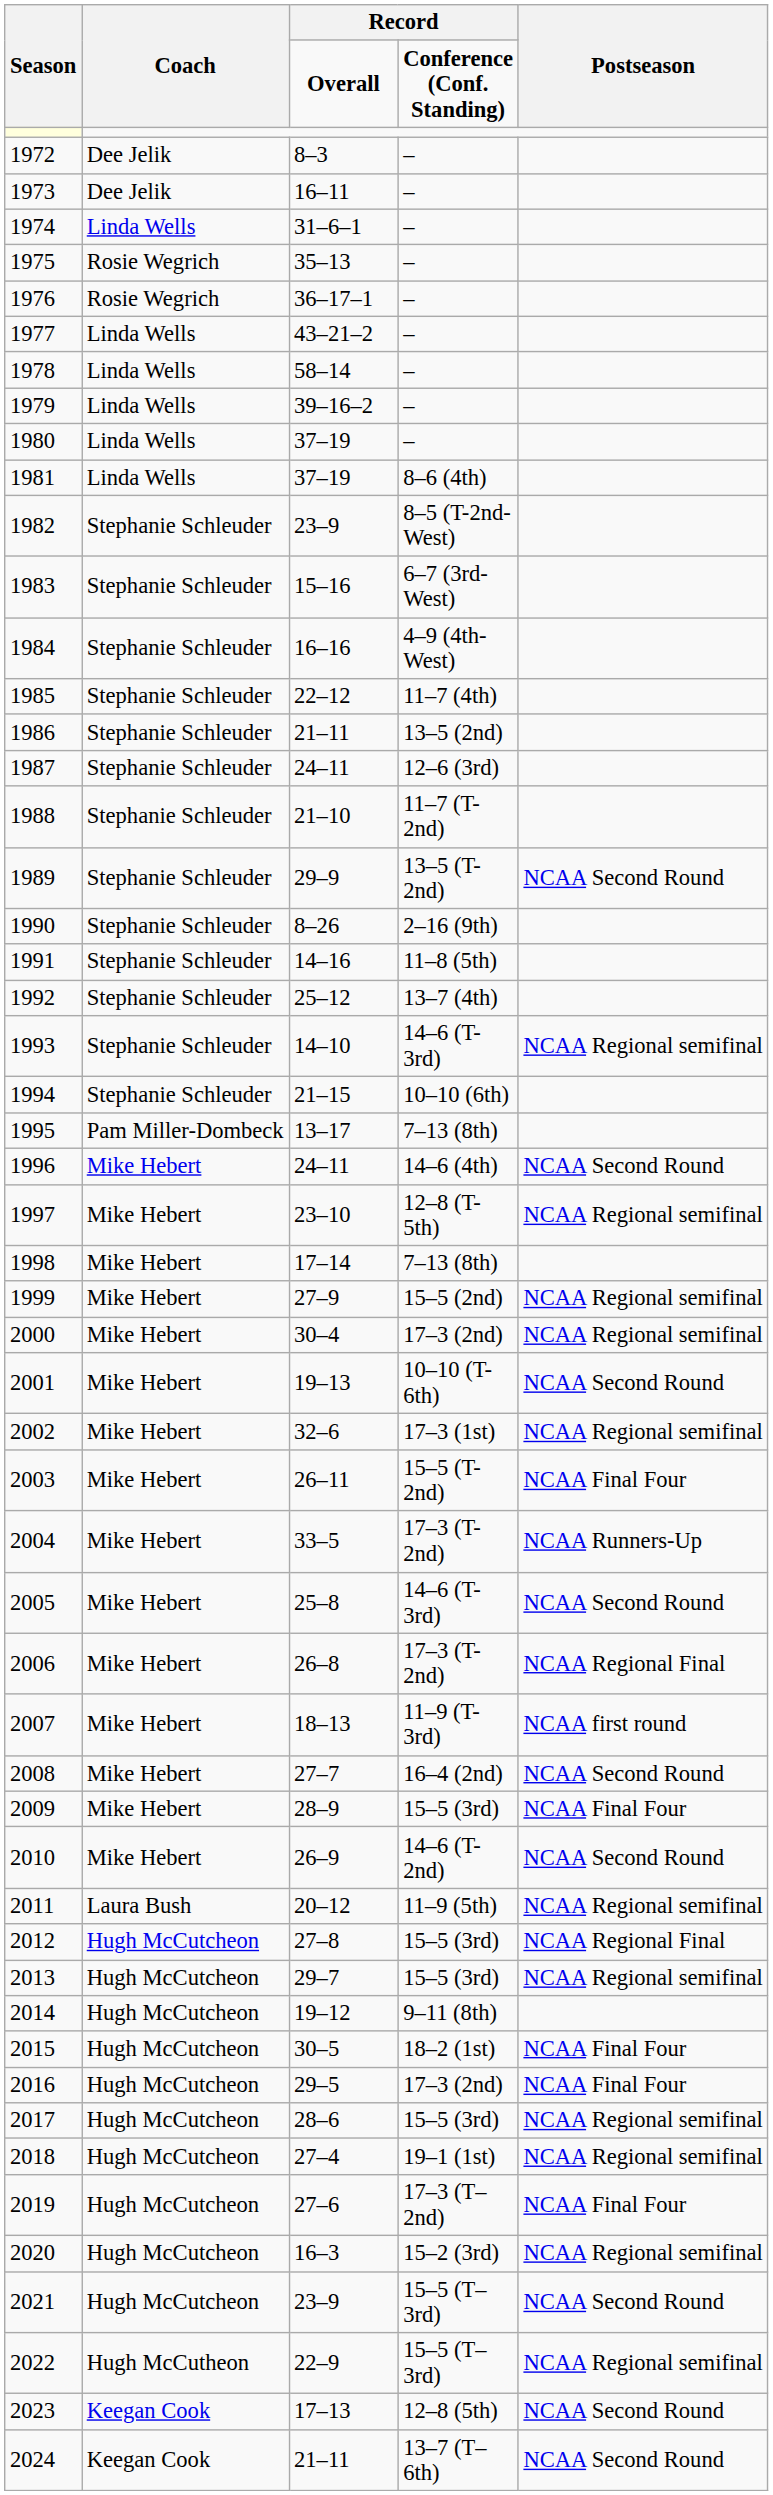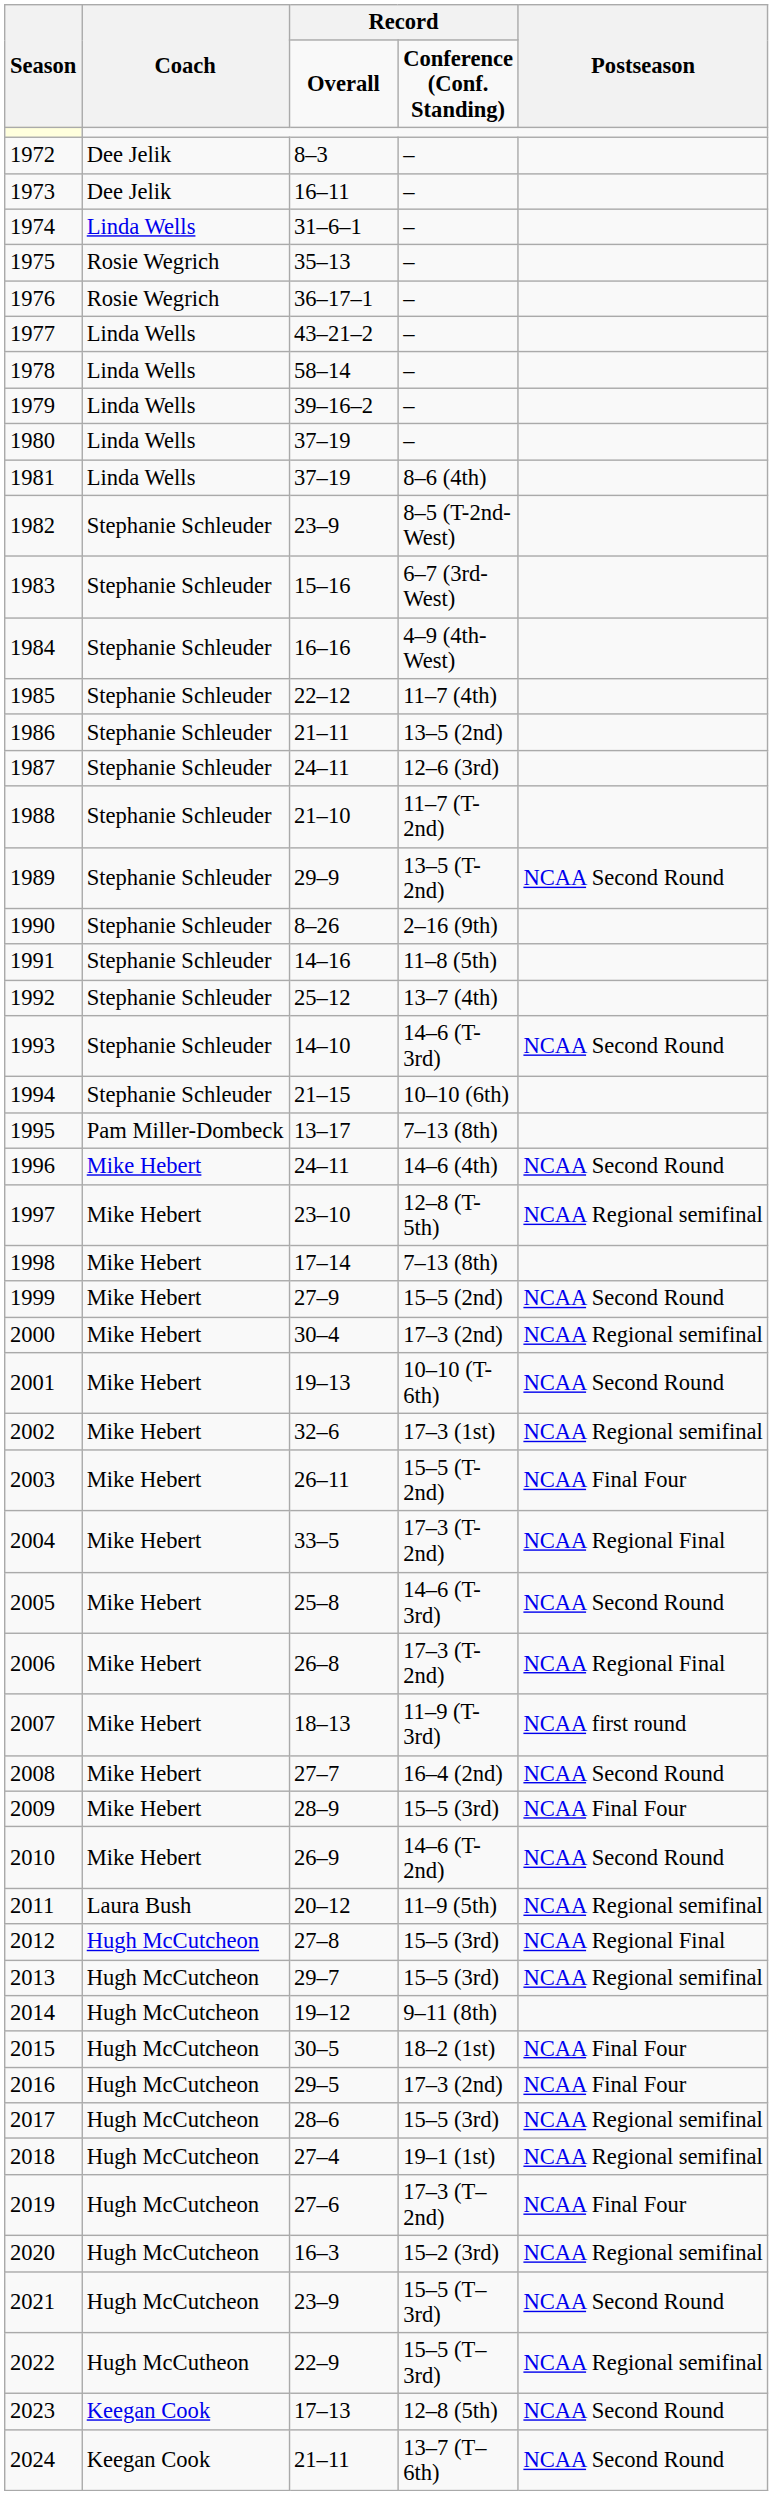(643, 1046) NCAA Regional semifinal -> (624, 1046) NCAA Second Round
(643, 1298) NCAA Regional semifinal -> (624, 1298) NCAA Second Round
(613, 1541) NCAA Runners-Up -> (624, 1541) NCAA Regional Final
